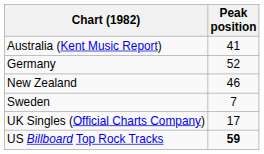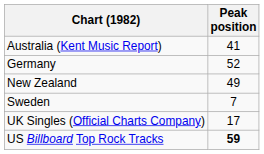(233, 83) 46 -> (233, 83) 49
